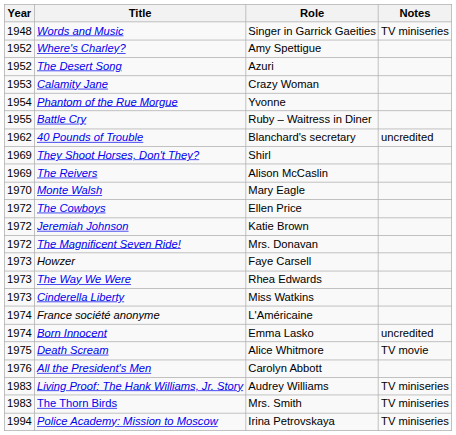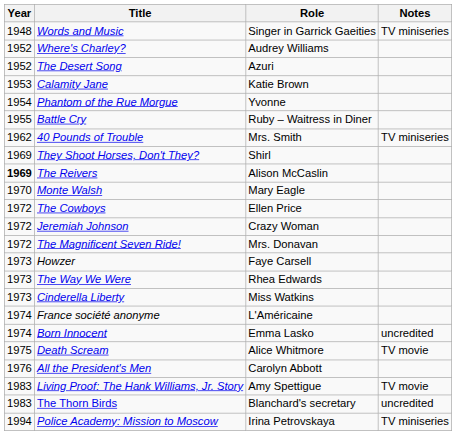(285, 48) Amy Spettigue -> (288, 48) Audrey Williams
(284, 84) Crazy Woman -> (278, 84) Katie Brown
(302, 137) Blanchard's secretary -> (275, 137) Mrs. Smith
(407, 137) uncredited -> (415, 137) TV miniseries
(19, 173) normal -> (19, 173) bold
(278, 226) Katie Brown -> (284, 226) Crazy Woman
(288, 386) Audrey Williams -> (285, 386) Amy Spettigue
(415, 386) TV miniseries -> (405, 386) TV movie
(275, 404) Mrs. Smith -> (302, 404) Blanchard's secretary
(415, 404) TV miniseries -> (407, 404) uncredited
